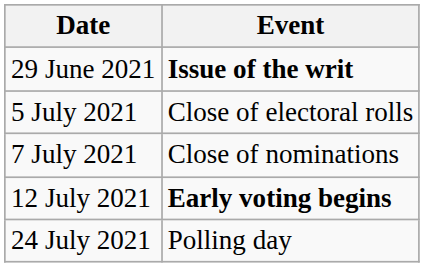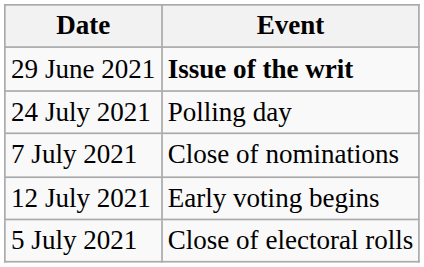rows swapped: (74, 111) <-> (81, 240)
(280, 197) bold -> (274, 197) normal
